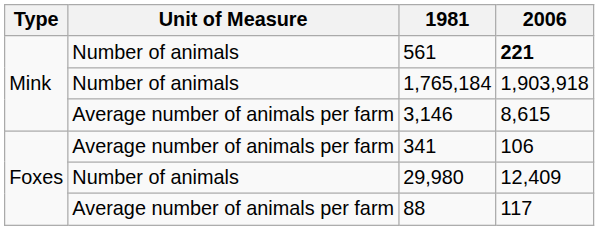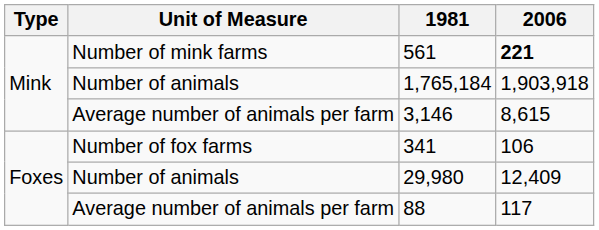(156, 51) Number of animals -> (170, 51) Number of mink farms
(233, 146) Average number of animals per farm -> (162, 146) Number of fox farms
